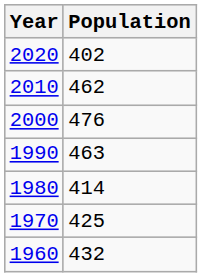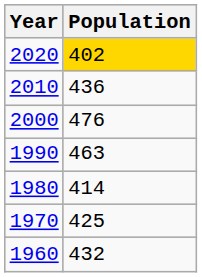(87, 55) no background -> (87, 55) gold background
(87, 88) 462 -> (87, 88) 436
